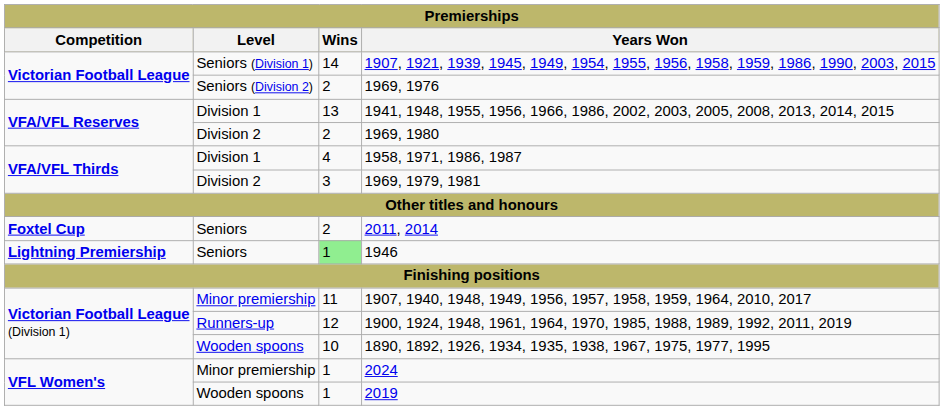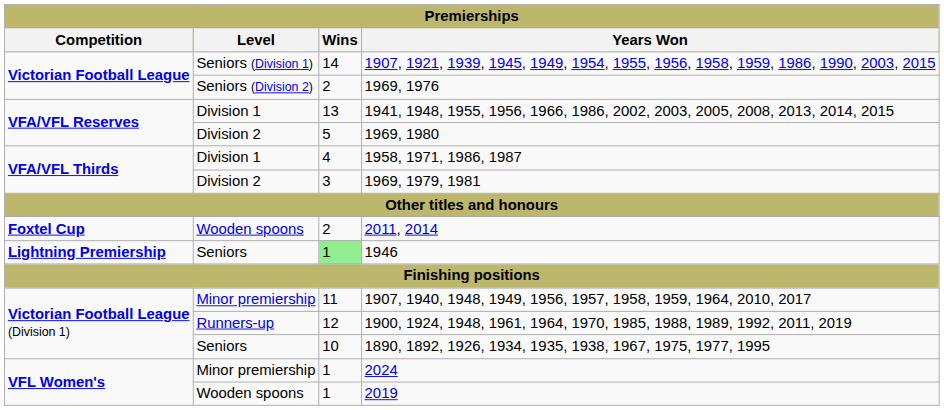(326, 134) 2 -> (326, 134) 5
(222, 228) Seniors -> (250, 228) Wooden spoons
(250, 346) Wooden spoons -> (222, 346) Seniors
